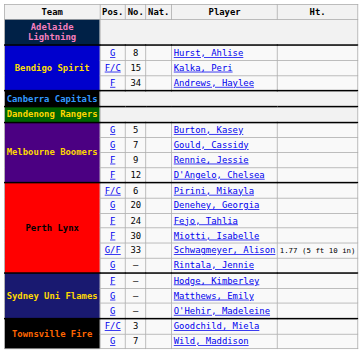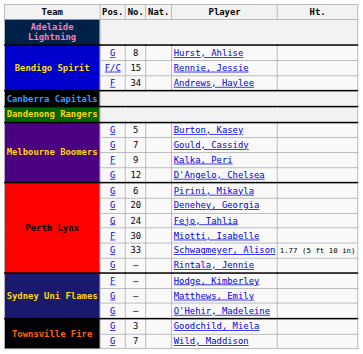(203, 68) Kalka, Peri -> (211, 68) Rennie, Jessie
(211, 160) Rennie, Jessie -> (203, 160) Kalka, Peri
(113, 175) F -> (113, 175) G
(113, 190) F/C -> (113, 190) G
(113, 220) F -> (113, 220) G
(113, 250) G/F -> (113, 250) G
(113, 326) F/C -> (113, 326) G
